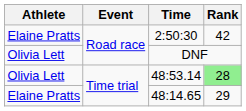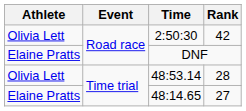(44, 35) Elaine Pratts -> (36, 35) Olivia Lett
(36, 55) Olivia Lett -> (44, 55) Elaine Pratts
(223, 76) lightgreen background -> (223, 76) no background
(223, 96) 29 -> (223, 96) 27
